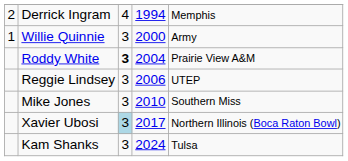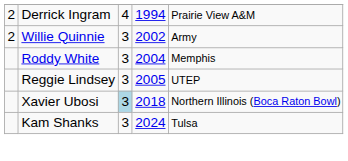(193, 15) Memphis -> (213, 15) Prairie View A&M
(11, 36) 1 -> (11, 36) 2
(150, 36) 2000 -> (150, 36) 2002
(125, 58) bold -> (125, 58) normal
(213, 58) Prairie View A&M -> (193, 58) Memphis
(150, 79) 2006 -> (150, 79) 2005
- row: (56, 101)
(150, 123) 2017 -> (150, 101) 2018
